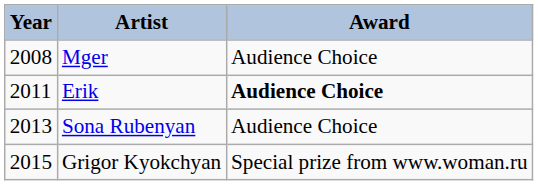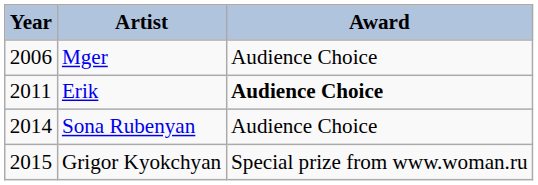(31, 57) 2008 -> (31, 57) 2006
(31, 127) 2013 -> (31, 127) 2014
